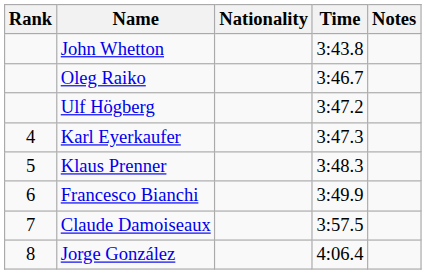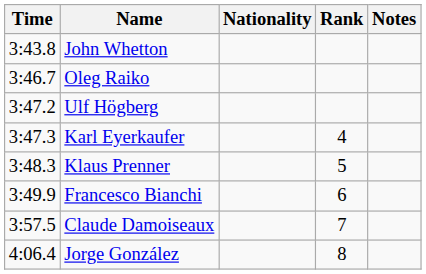columns swapped: (31, 19) <-> (340, 19)
